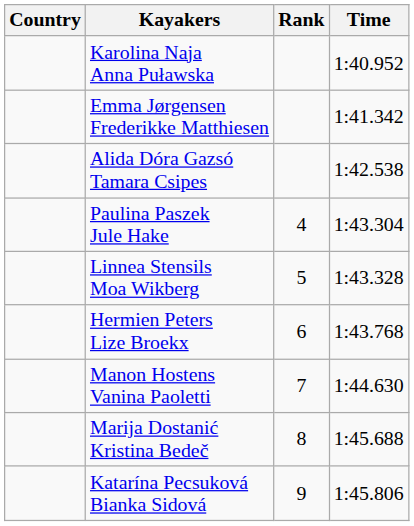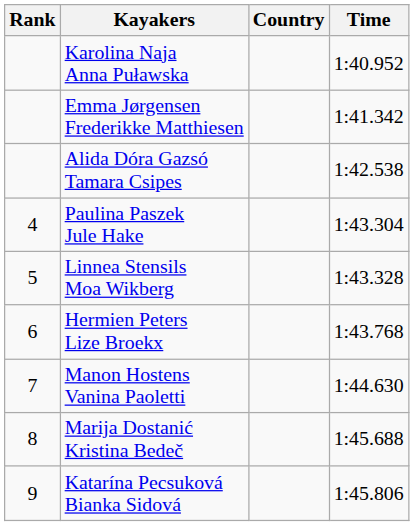columns swapped: (301, 20) <-> (45, 20)
